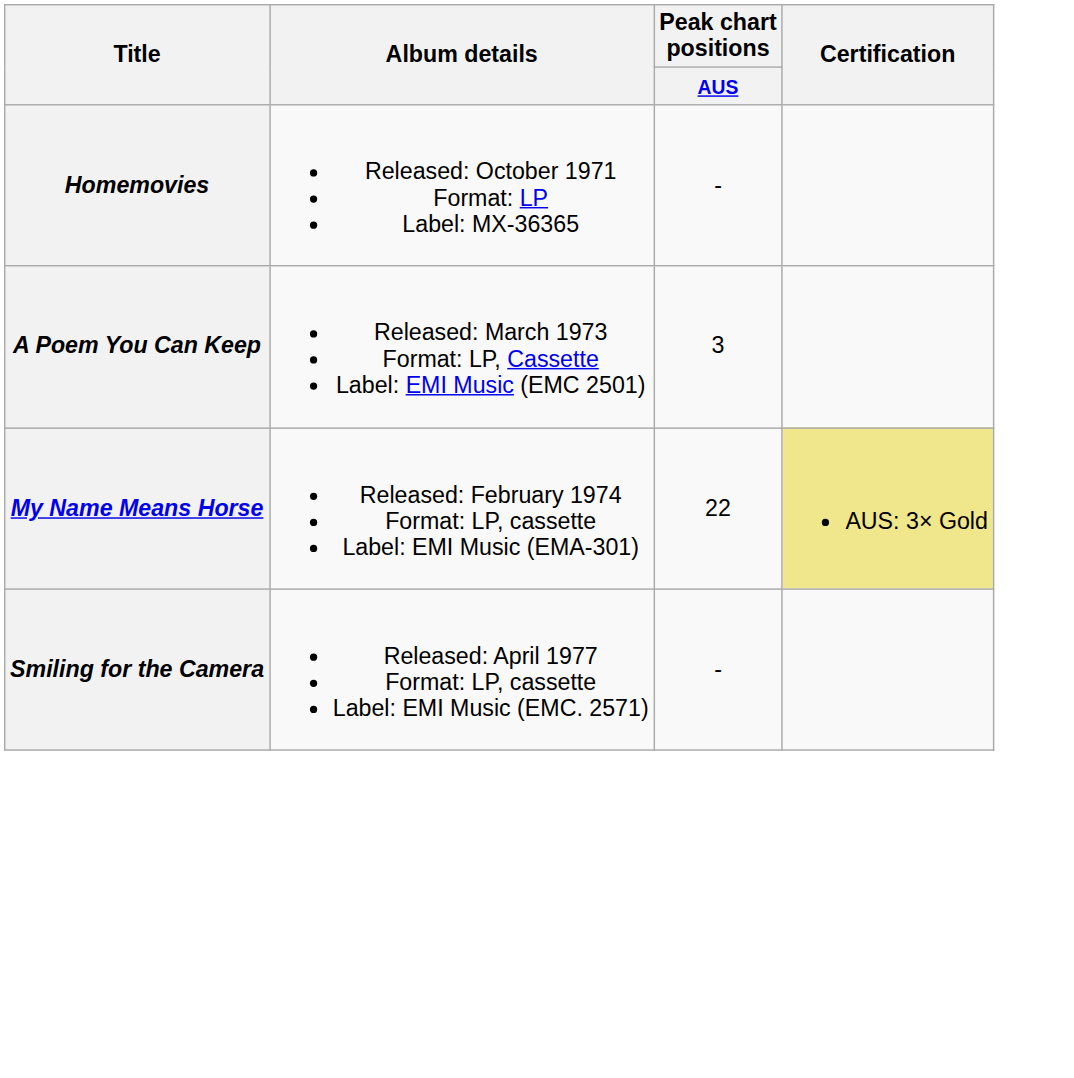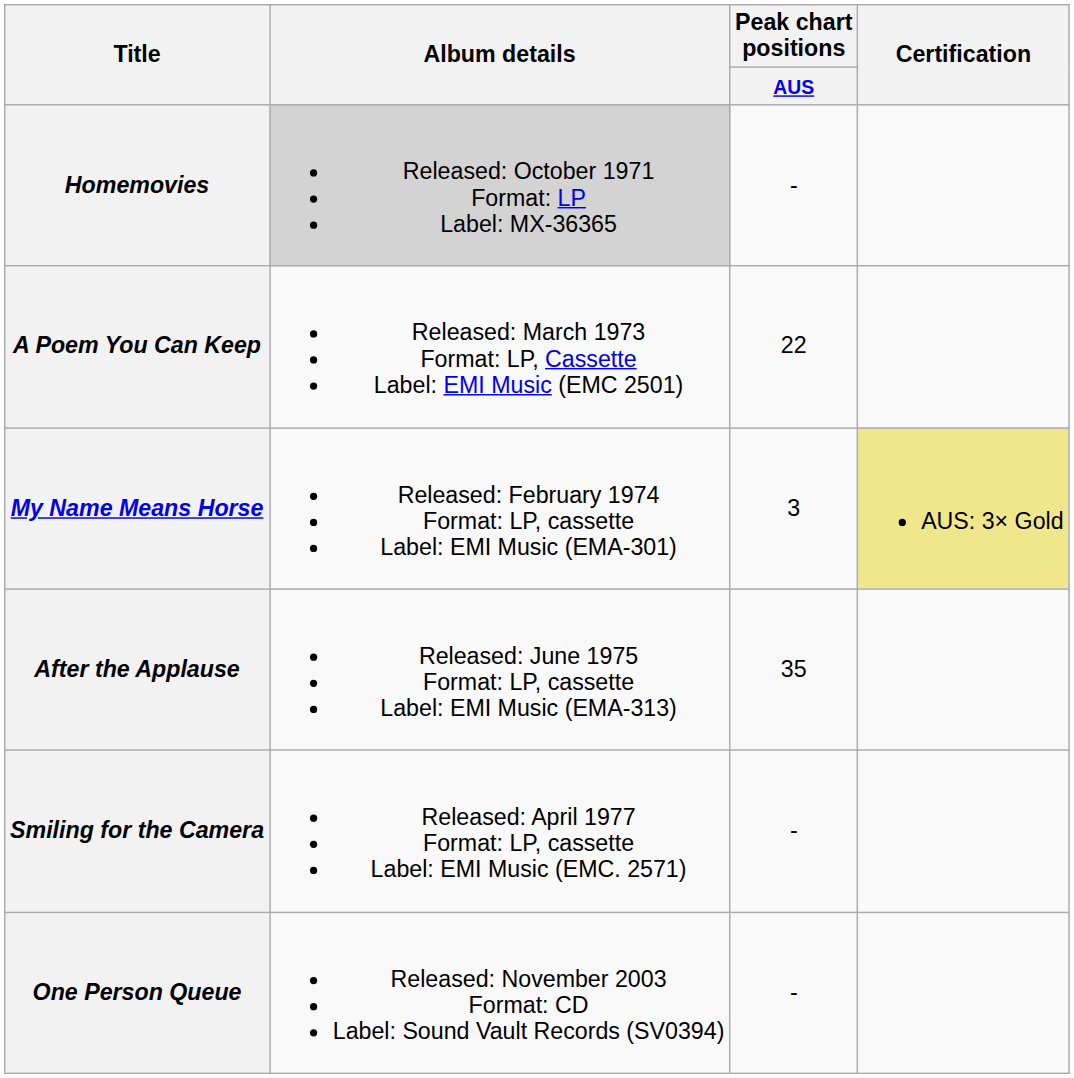(462, 198) no background -> (500, 198) lightgrey background
(718, 346) 3 -> (794, 346) 22
(718, 507) 22 -> (794, 507) 3
+ row: (137, 669)
+ row: (137, 992)
